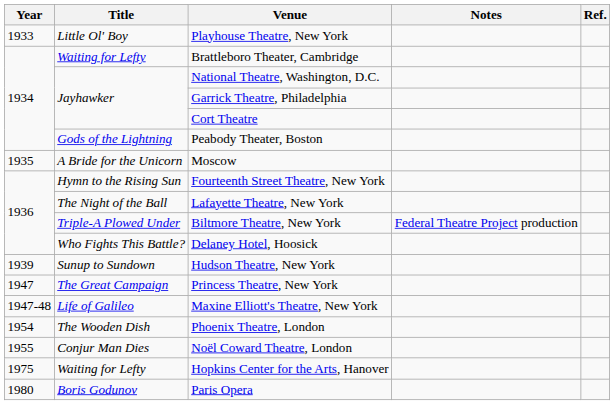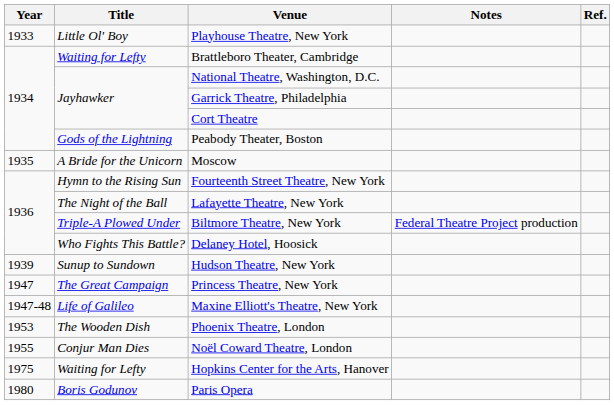(21, 327) 1954 -> (21, 327) 1953
